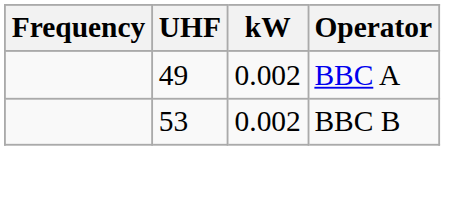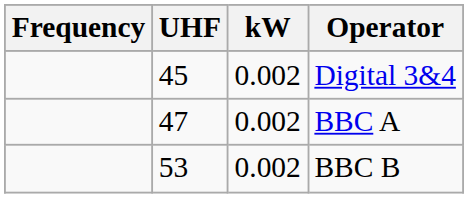+ row: (385, 74)
(174, 74) 49 -> (174, 121) 47
